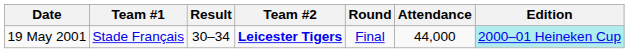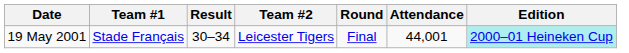(290, 36) bold -> (286, 36) normal
(435, 36) 44,000 -> (427, 36) 44,001
